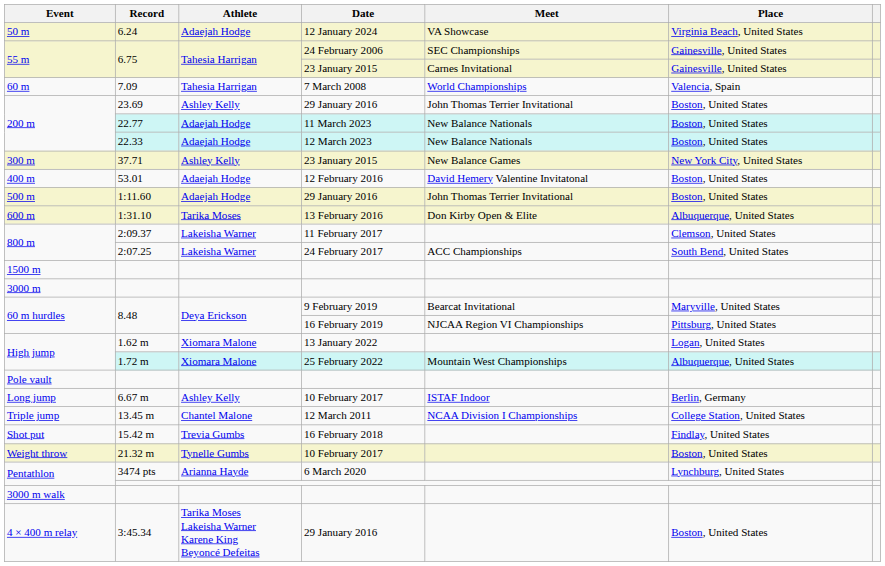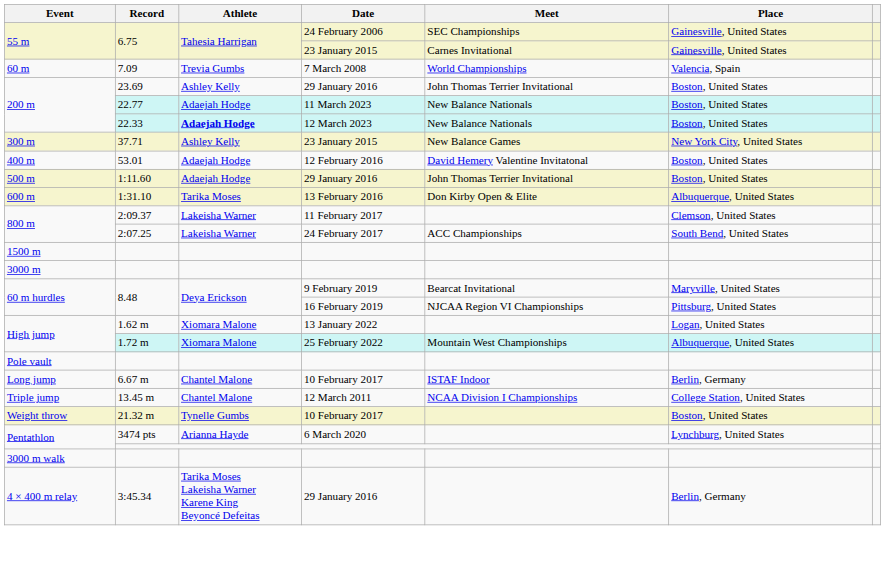- row: (18, 32)
(219, 87) Tahesia Harrigan -> (213, 68) Trevia Gumbs
(216, 141) normal -> (218, 123) bold
(210, 398) Ashley Kelly -> (217, 379) Chantel Malone
- row: (26, 434)
(719, 532) Boston, United States -> (708, 496) Berlin, Germany
